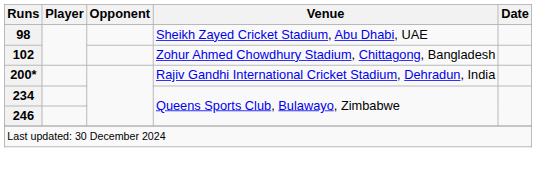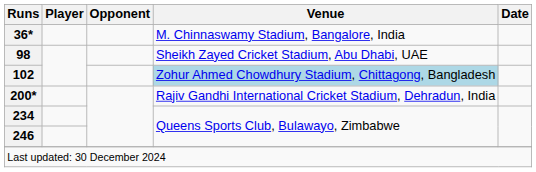+ row: (23, 34)
(326, 55) no background -> (326, 75) lightblue background
